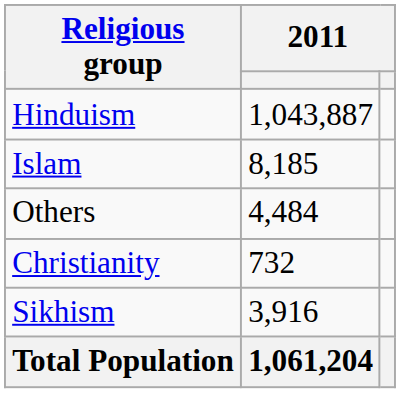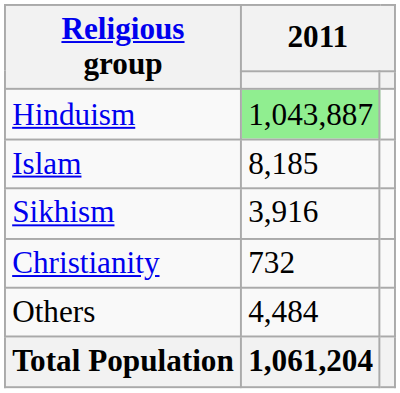(311, 113) no background -> (311, 113) lightgreen background
rows swapped: (63, 311) <-> (54, 212)
